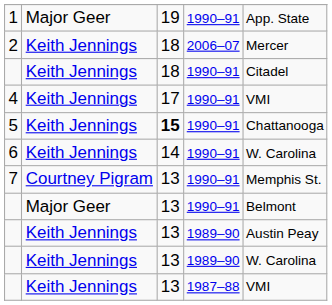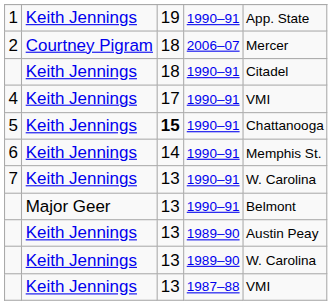(68, 17) Major Geer -> (81, 17) Keith Jennings
(81, 44) Keith Jennings -> (89, 44) Courtney Pigram
(281, 152) W. Carolina -> (284, 152) Memphis St.
(89, 179) Courtney Pigram -> (81, 179) Keith Jennings
(284, 179) Memphis St. -> (281, 179) W. Carolina
